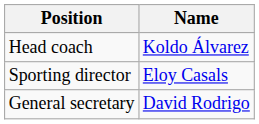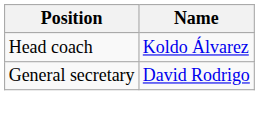- row: (70, 75)
